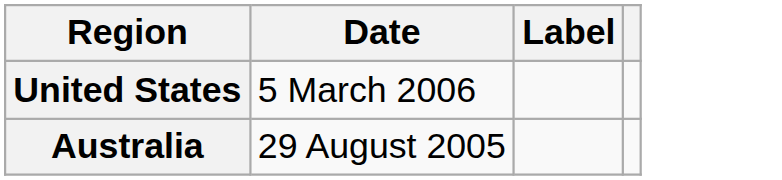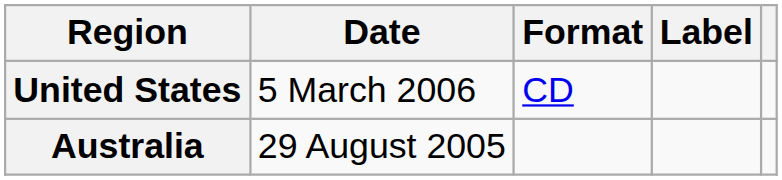+ column: (583, 32)
